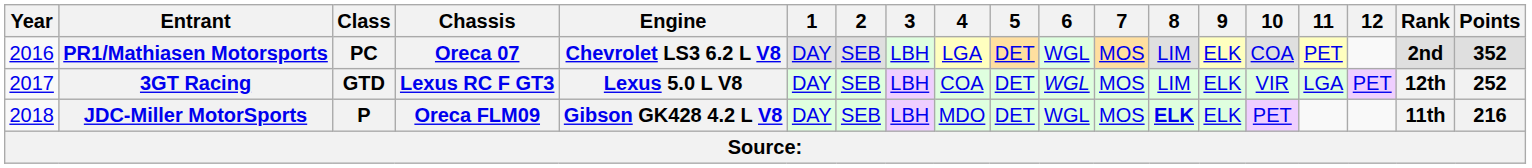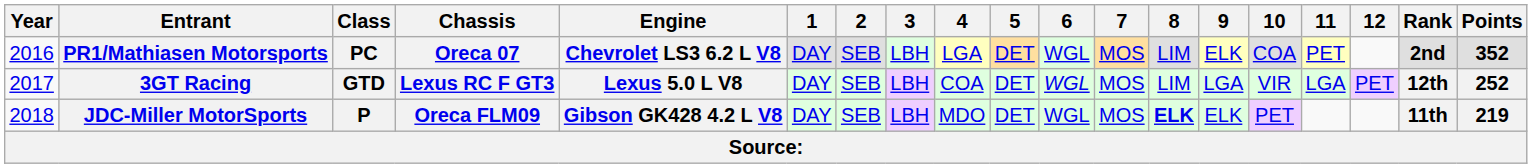(1222, 84) ELK -> (1223, 84) LGA
(1490, 116) 216 -> (1492, 116) 219
